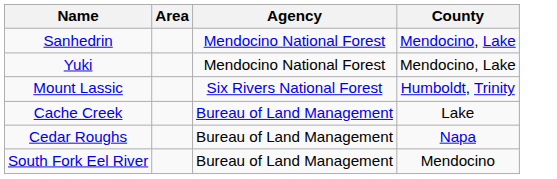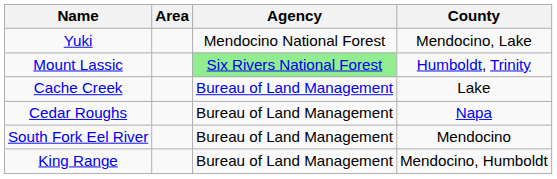- row: (78, 40)
(294, 88) no background -> (294, 64) lightgreen background
+ row: (78, 161)
